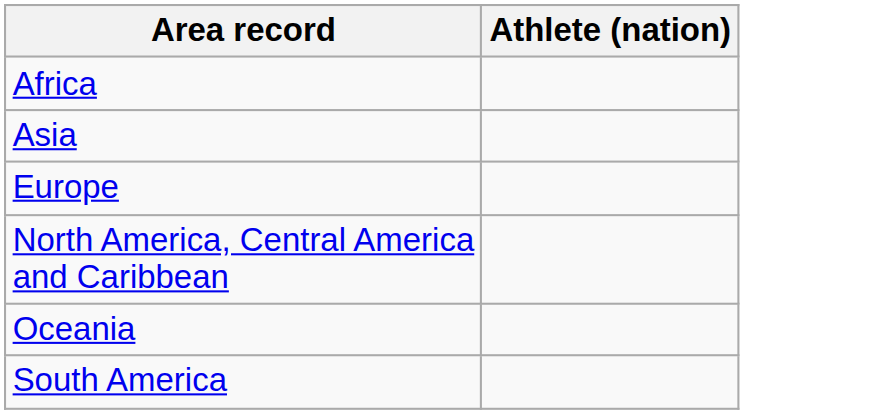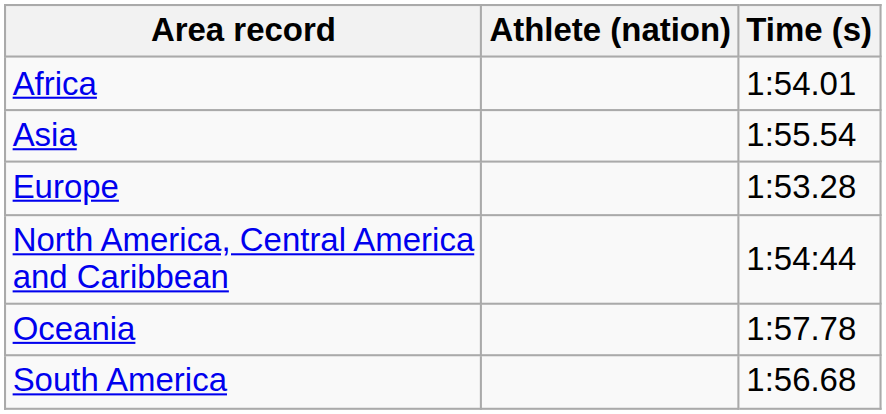+ column: (809, 30)
